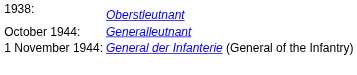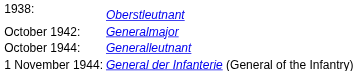+ row: (42, 32)
